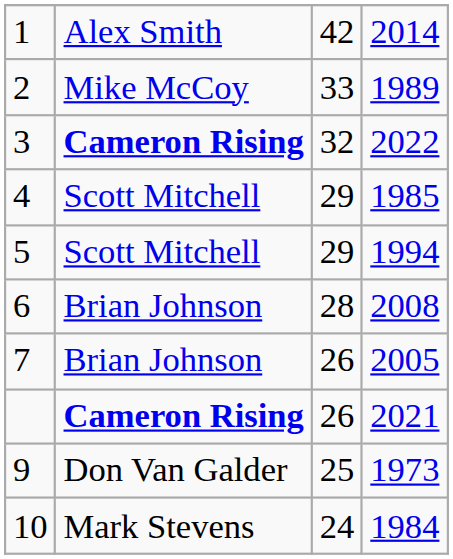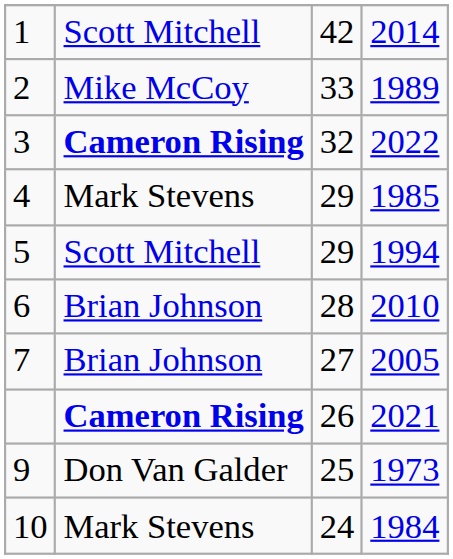(143, 31) Alex Smith -> (162, 31) Scott Mitchell
(162, 196) Scott Mitchell -> (159, 196) Mark Stevens
(405, 305) 2008 -> (405, 305) 2010
(337, 360) 26 -> (337, 360) 27
